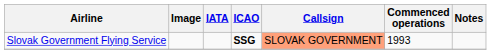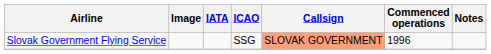(244, 40) bold -> (244, 40) normal
(399, 40) 1993 -> (399, 40) 1996
